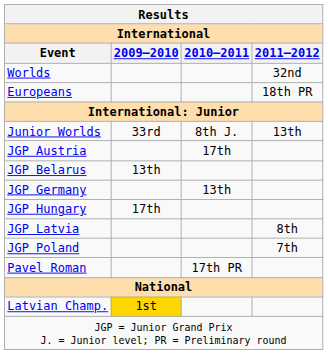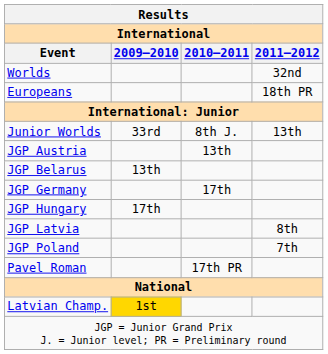(217, 151) 17th -> (217, 151) 13th
(217, 190) 13th -> (217, 190) 17th
